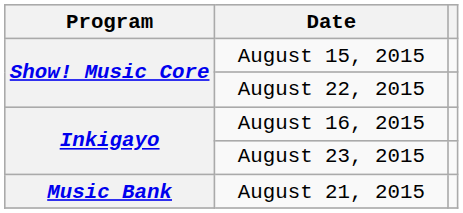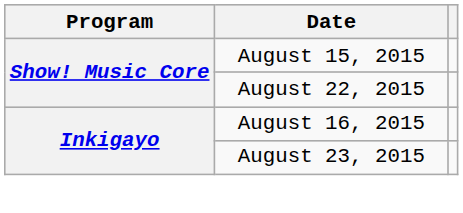- row: (331, 191)
